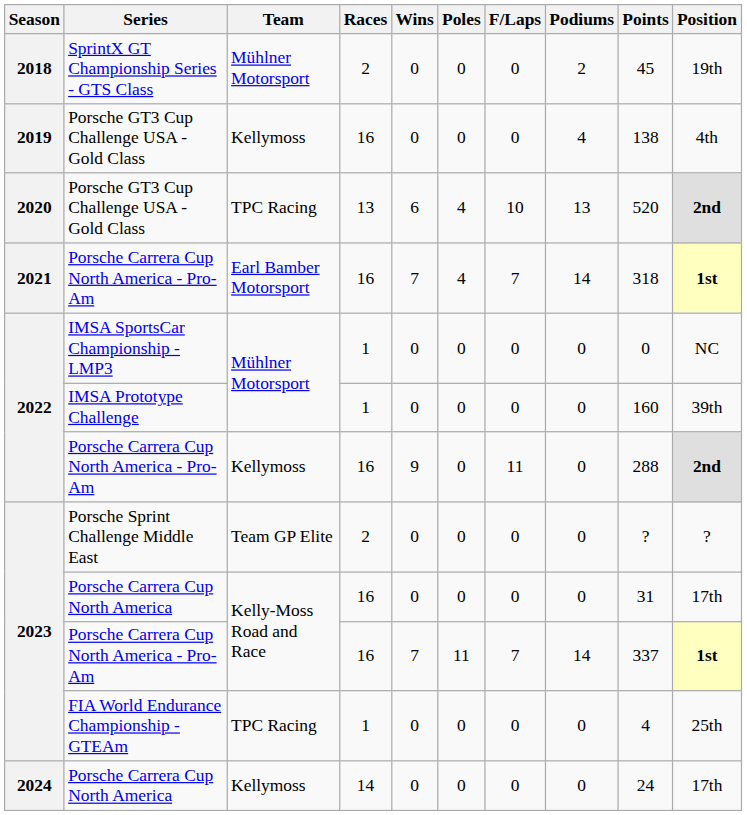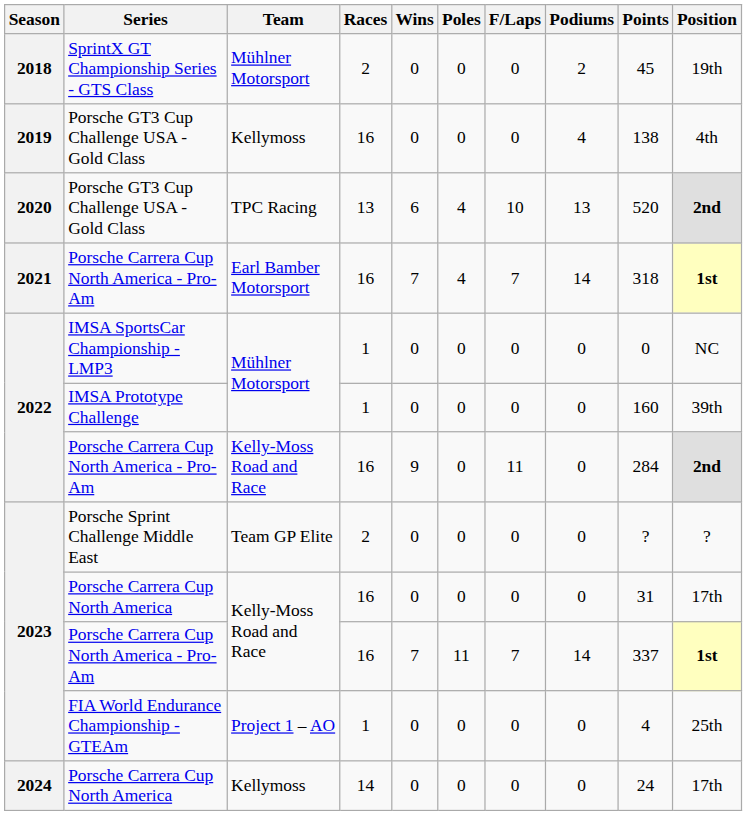(268, 467) Kellymoss -> (272, 467) Kelly-Moss Road and Race
(646, 467) 288 -> (646, 467) 284
(274, 726) TPC Racing -> (283, 726) Project 1 – AO
